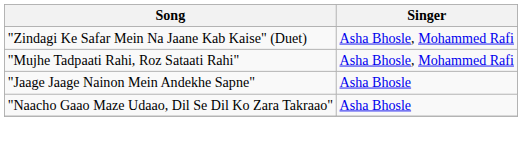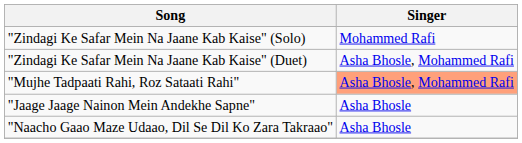+ row: (157, 37)
(427, 60) no background -> (427, 82) lightsalmon background
